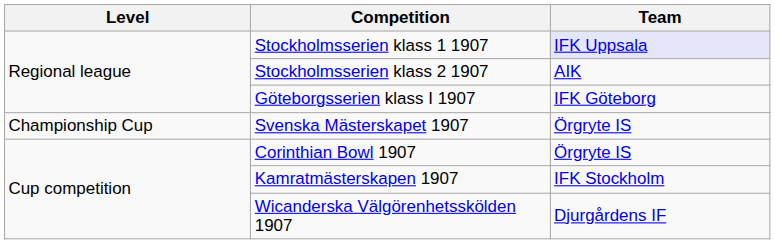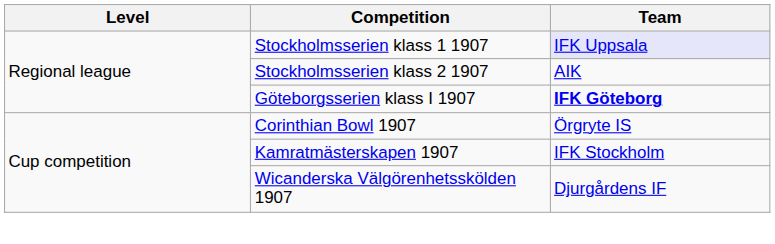(605, 98) normal -> (608, 98) bold
- row: (362, 125)
